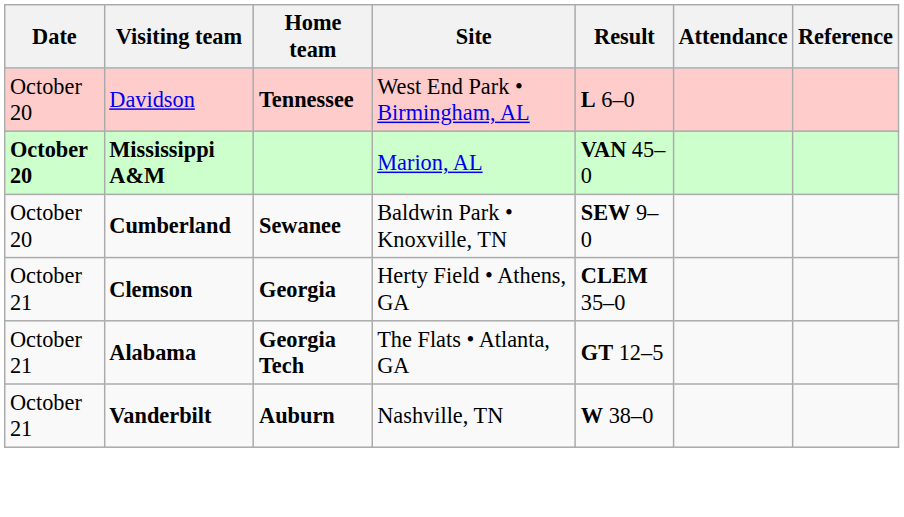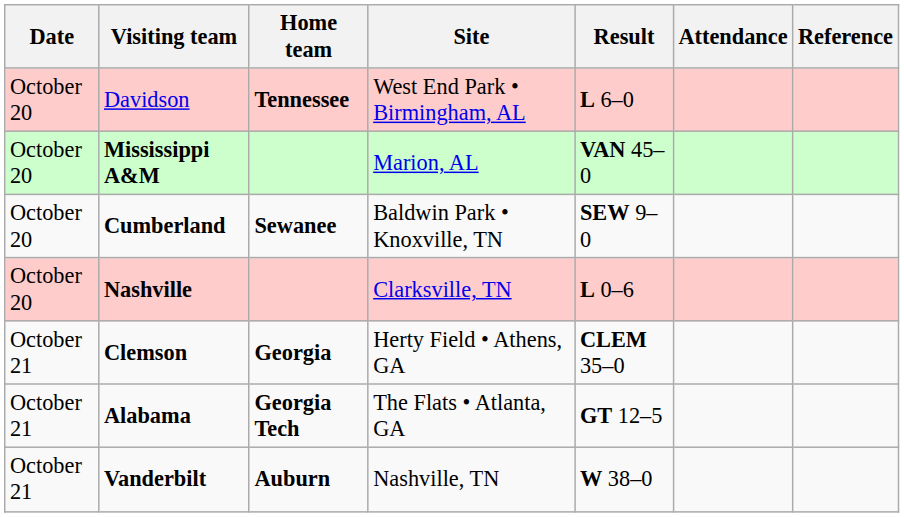(49, 162) bold -> (46, 162) normal
+ row: (148, 289)
